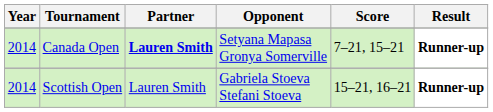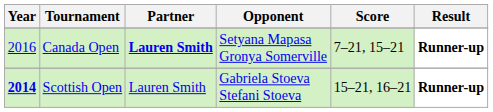(22, 48) 2014 -> (22, 48) 2016
(22, 88) normal -> (22, 88) bold
